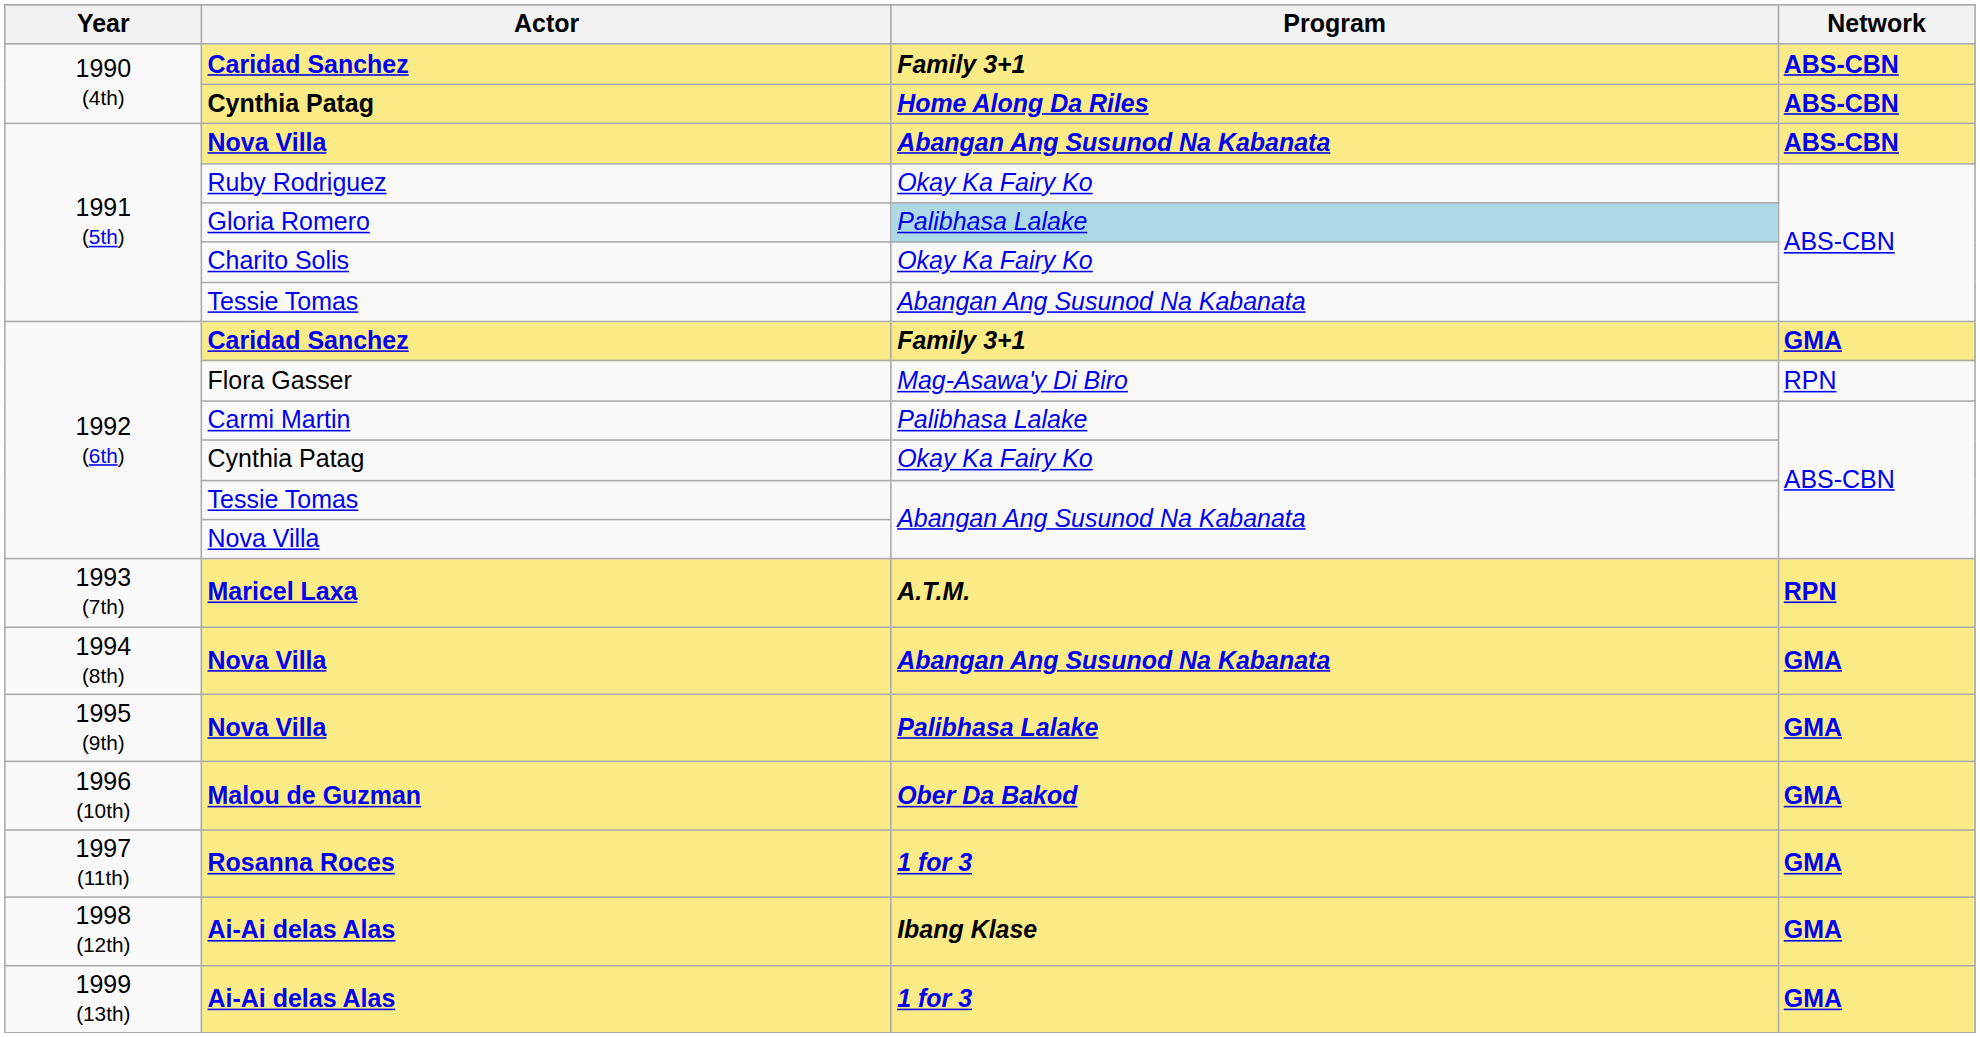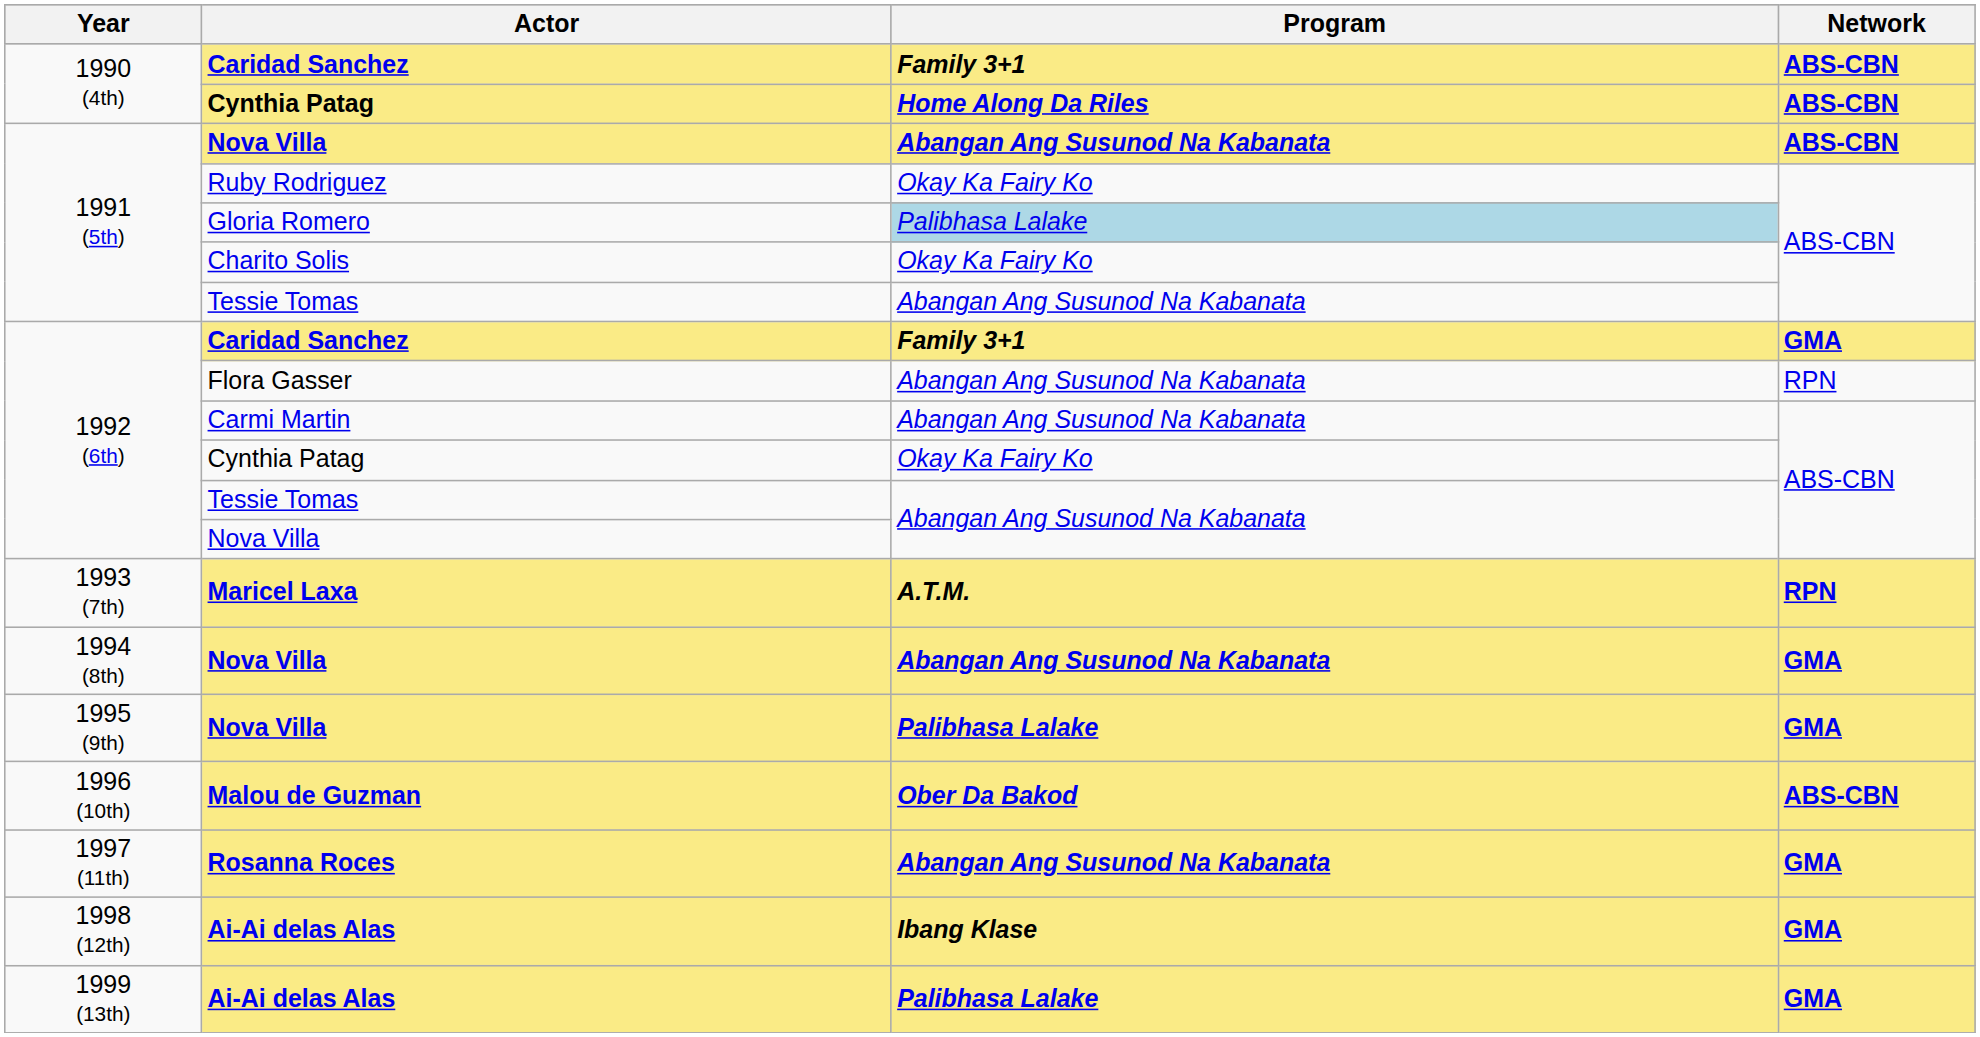(1013, 380) Mag-Asawa'y Di Biro -> (1101, 380) Abangan Ang Susunod Na Kabanata
(992, 420) Palibhasa Lalake -> (1101, 420) Abangan Ang Susunod Na Kabanata
(1813, 795) GMA -> (1841, 795) ABS-CBN
(935, 863) 1 for 3 -> (1114, 863) Abangan Ang Susunod Na Kabanata
(935, 998) 1 for 3 -> (998, 998) Palibhasa Lalake
